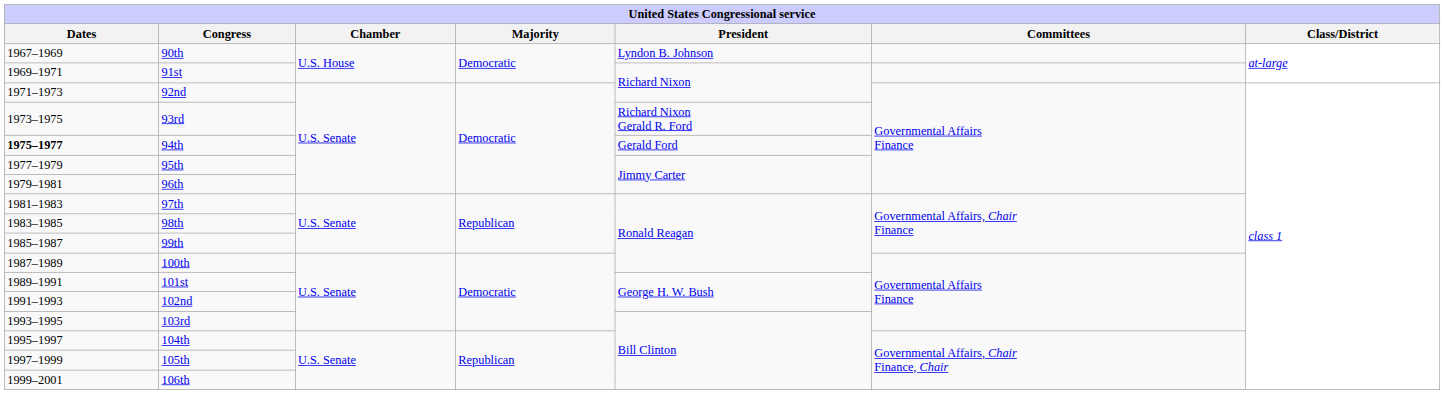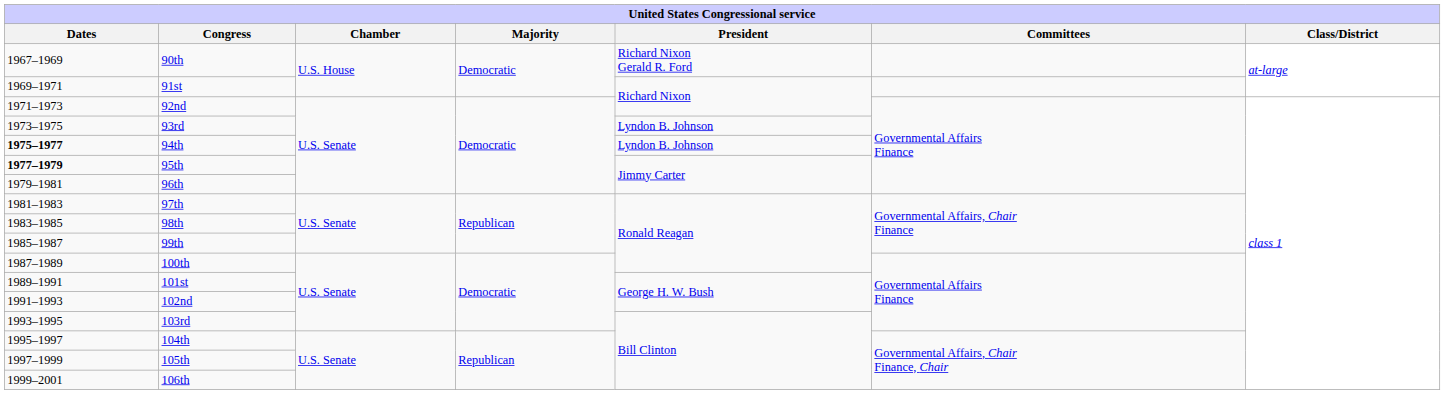(666, 53) Lyndon B. Johnson -> (655, 60) Richard Nixon Gerald R. Ford
(655, 118) Richard Nixon Gerald R. Ford -> (666, 125) Lyndon B. Johnson
(648, 145) Gerald Ford -> (666, 145) Lyndon B. Johnson
(35, 164) normal -> (35, 164) bold
